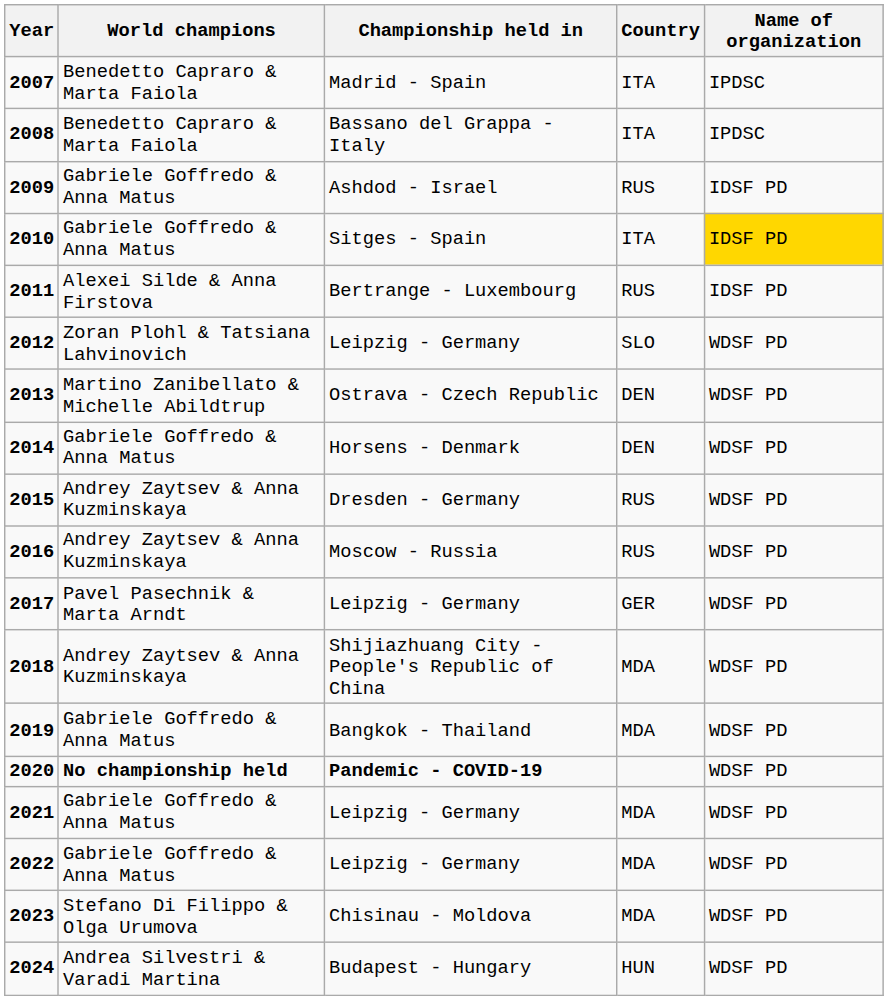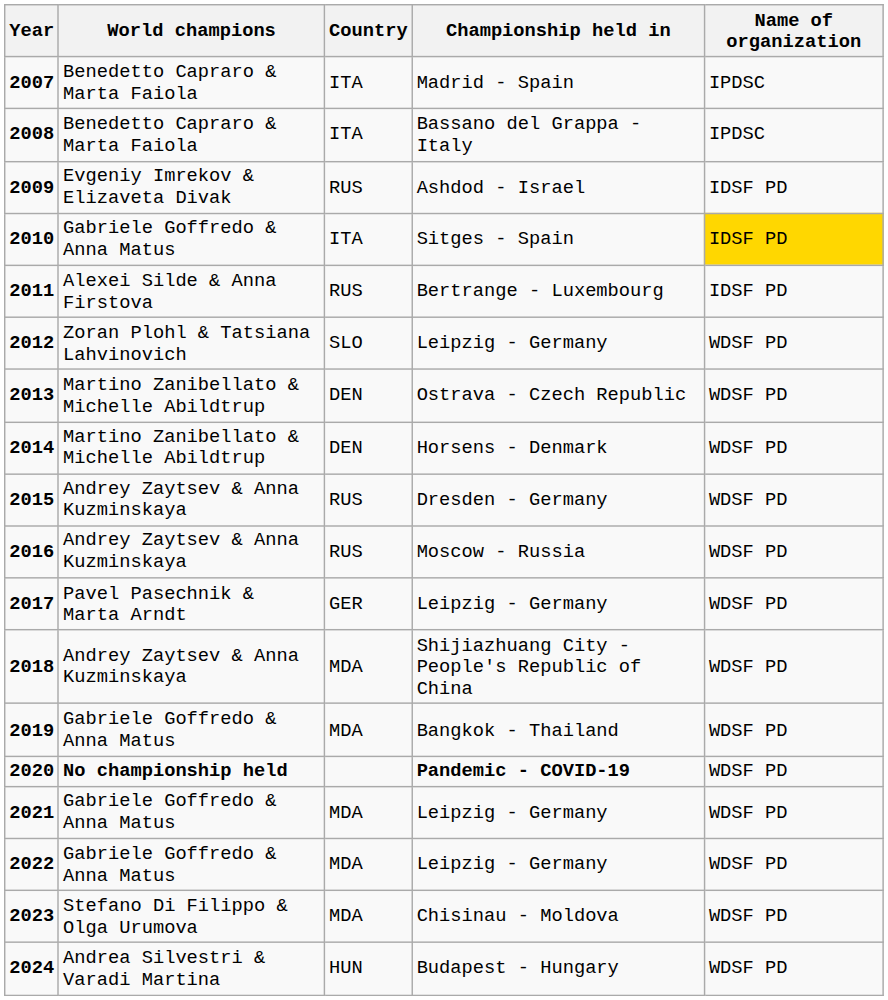columns swapped: (661, 31) <-> (471, 31)
(170, 187) Gabriele Goffredo & Anna Matus -> (159, 187) Evgeniy Imrekov & Elizaveta Divak
(170, 448) Gabriele Goffredo & Anna Matus -> (181, 448) Martino Zanibellato & Michelle Abildtrup
